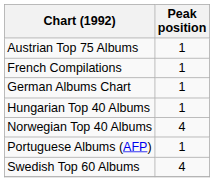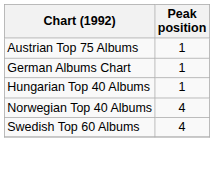- row: (64, 68)
- row: (79, 147)
